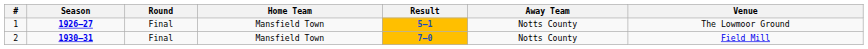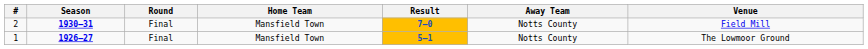rows swapped: (16, 25) <-> (16, 38)
